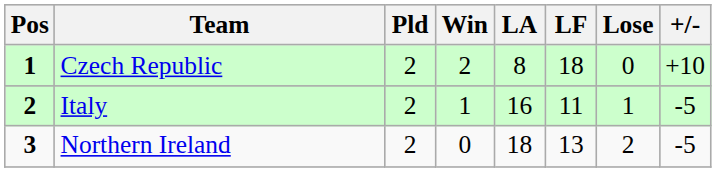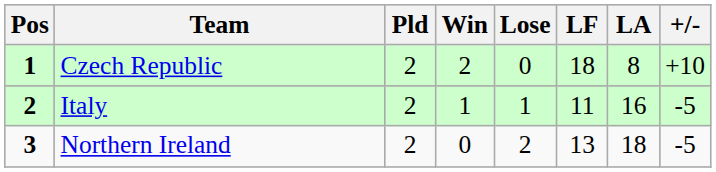columns swapped: (628, 24) <-> (520, 24)
